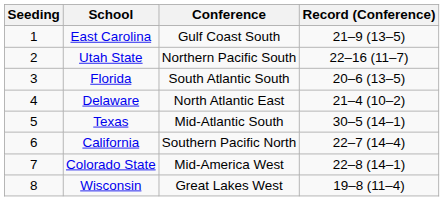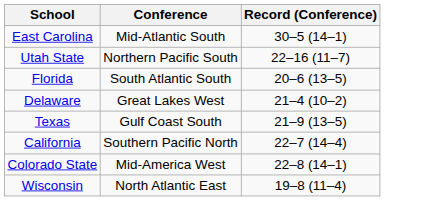- column: (34, 15)
(229, 36) Gulf Coast South -> (171, 36) Mid-Atlantic South
(369, 36) 21–9 (13–5) -> (310, 36) 30–5 (14–1)
(229, 100) North Atlantic East -> (171, 100) Great Lakes West
(229, 121) Mid-Atlantic South -> (171, 121) Gulf Coast South
(369, 121) 30–5 (14–1) -> (310, 121) 21–9 (13–5)
(229, 185) Great Lakes West -> (171, 185) North Atlantic East
